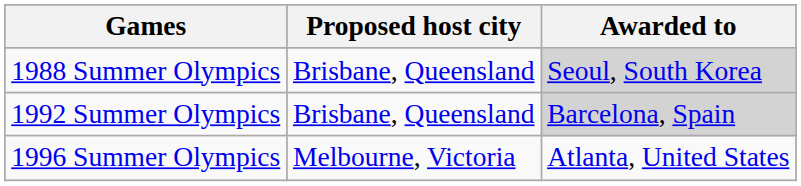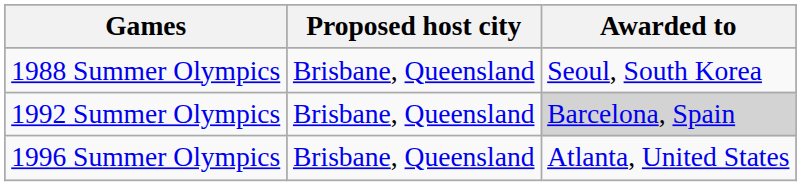(655, 69) lightgrey background -> (655, 69) no background
(404, 157) Melbourne, Victoria -> (414, 157) Brisbane, Queensland
